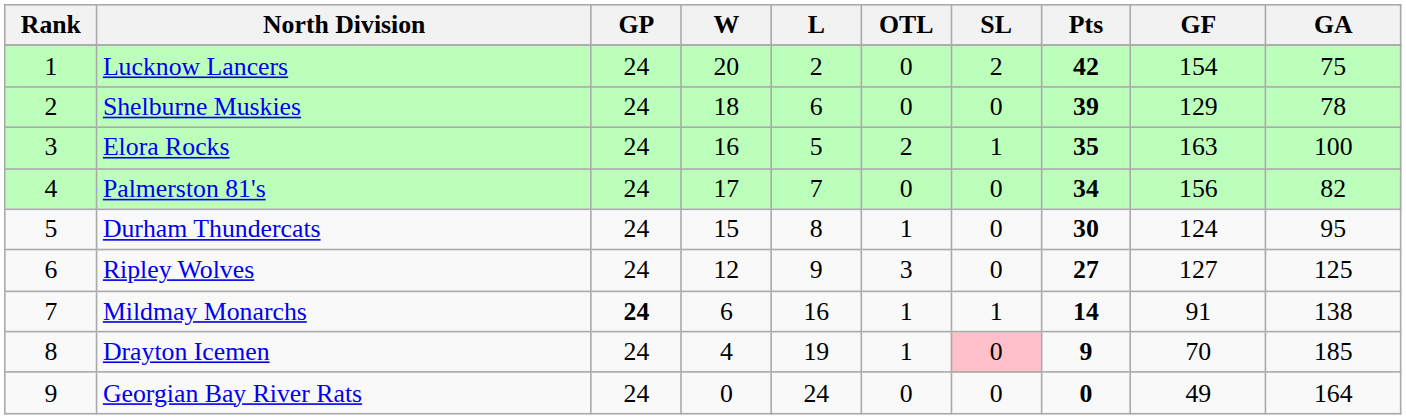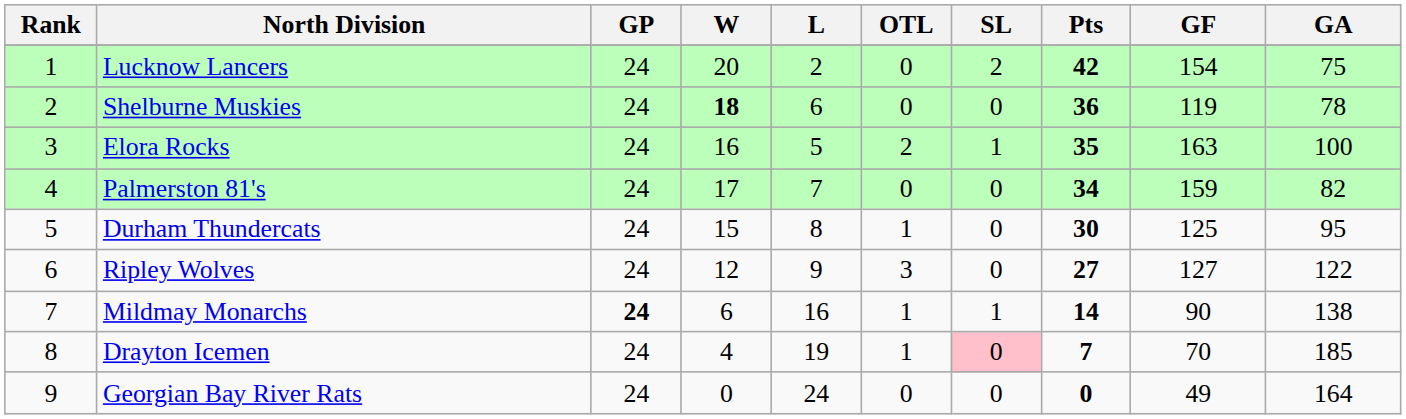(726, 106) normal -> (726, 106) bold
(1086, 106) 39 -> (1086, 106) 36
(1198, 106) 129 -> (1198, 106) 119
(1198, 188) 156 -> (1198, 188) 159
(1198, 229) 124 -> (1198, 229) 125
(1333, 270) 125 -> (1333, 270) 122
(1198, 310) 91 -> (1198, 310) 90
(1086, 351) 9 -> (1086, 351) 7
